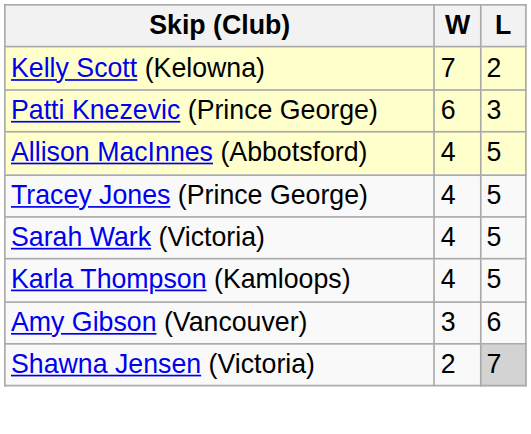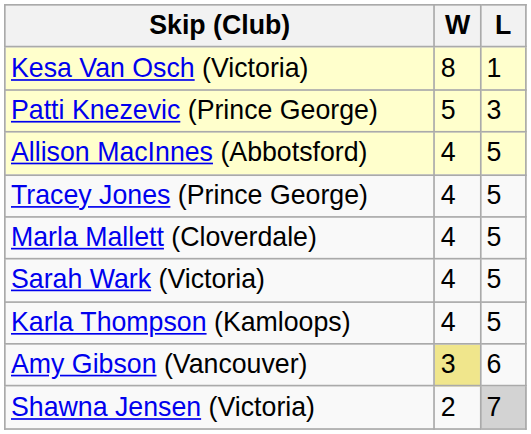+ row: (160, 68)
- row: (138, 68)
(448, 110) 6 -> (448, 110) 5
+ row: (164, 237)
(448, 322) no background -> (448, 364) khaki background
